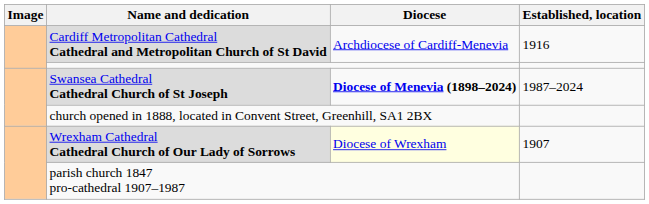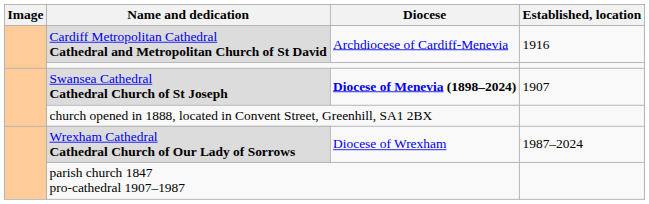(553, 86) 1987–2024 -> (536, 86) 1907
(390, 144) lightyellow background -> (390, 144) no background
(536, 144) 1907 -> (553, 144) 1987–2024
